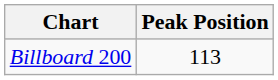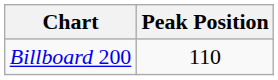(205, 56) 113 -> (205, 56) 110
